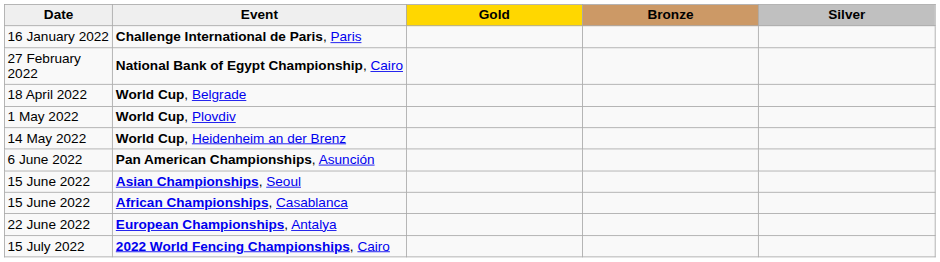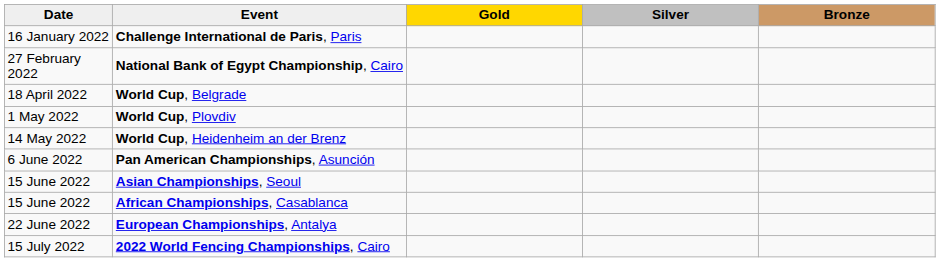columns swapped: (847, 15) <-> (670, 15)
